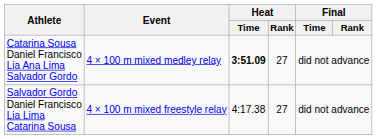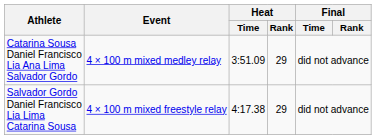(249, 60) bold -> (248, 60) normal
(282, 60) 27 -> (281, 60) 29
(282, 110) 27 -> (281, 110) 29
